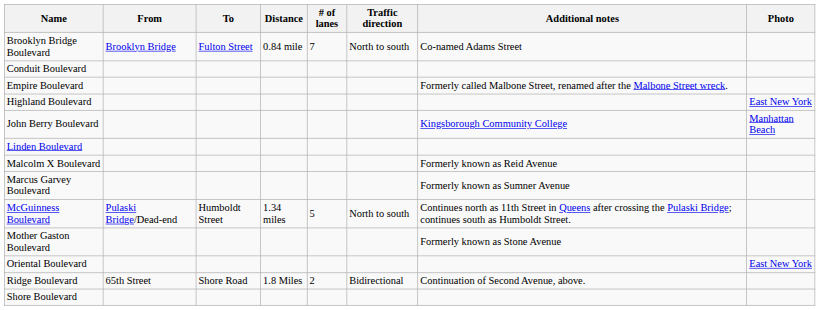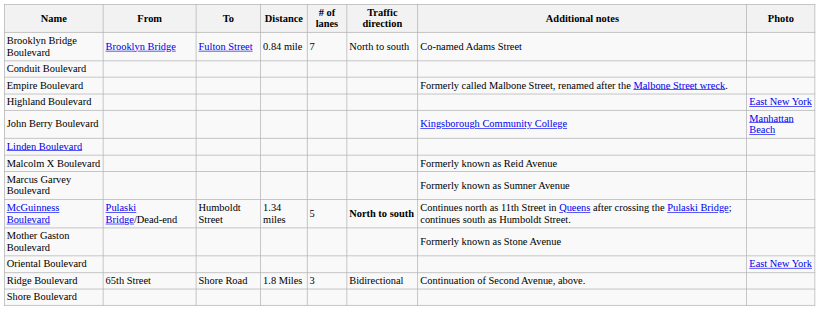(379, 213) normal -> (382, 213) bold
(312, 280) 2 -> (312, 280) 3
